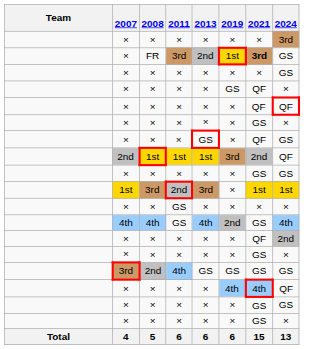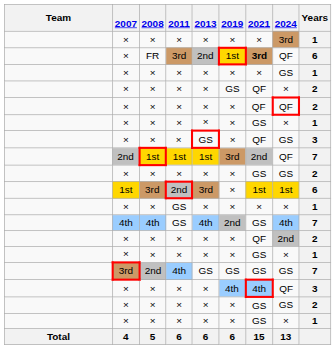+ column: (315, 18)
(286, 56) GS -> (286, 56) QF
